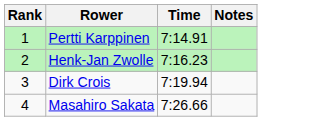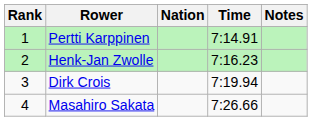+ column: (183, 15)
